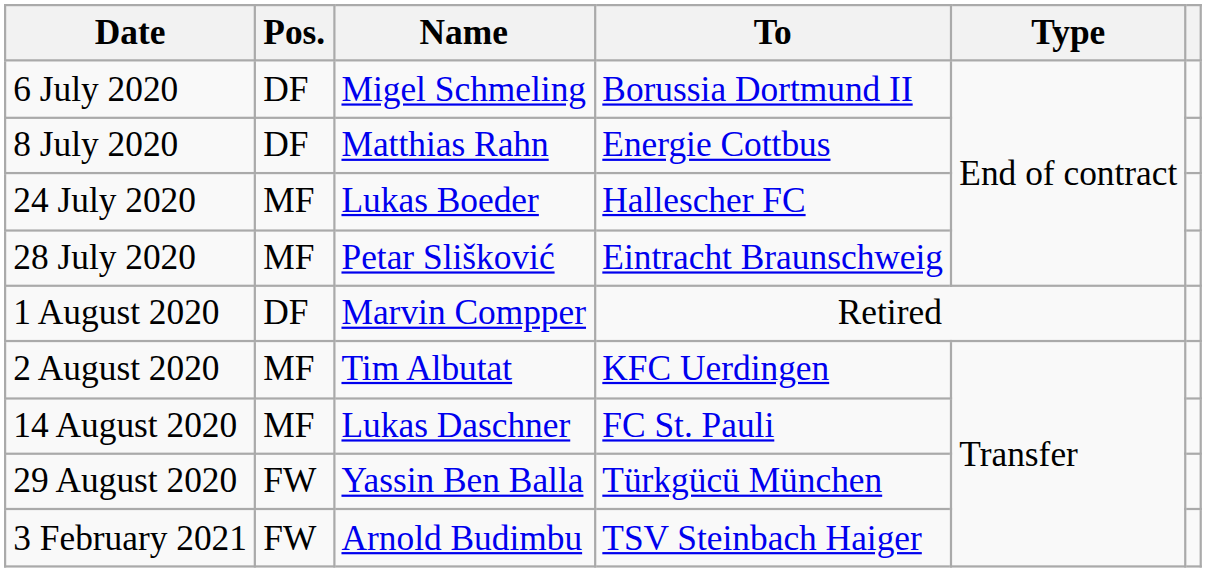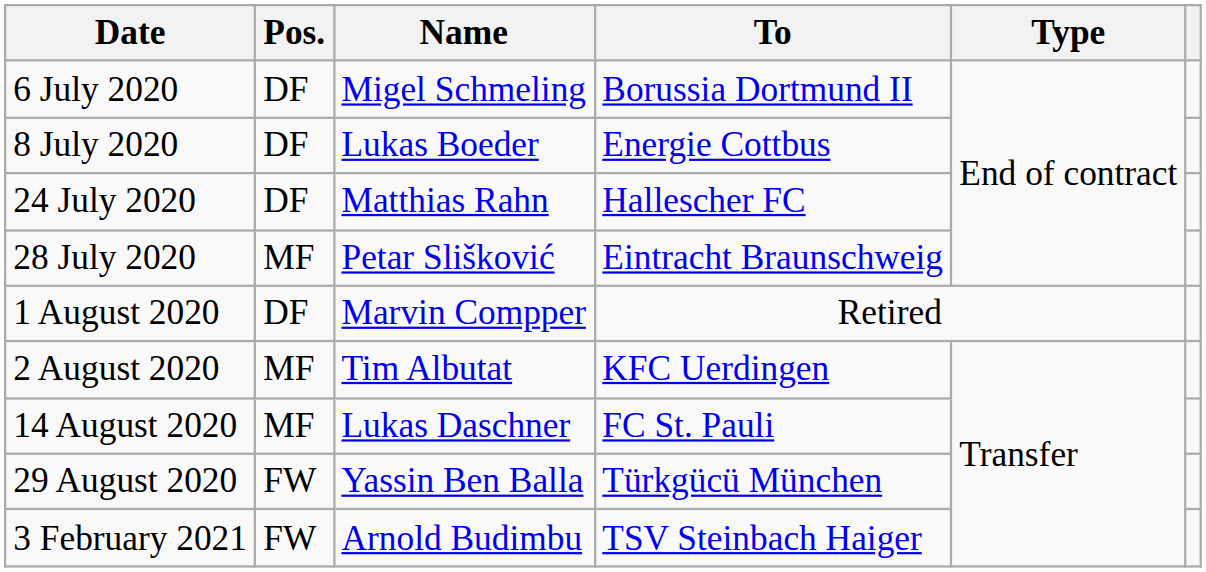(445, 144) Matthias Rahn -> (440, 144) Lukas Boeder
(289, 200) MF -> (286, 200) DF
(440, 200) Lukas Boeder -> (445, 200) Matthias Rahn
